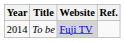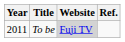(17, 29) 2014 -> (17, 29) 2011
